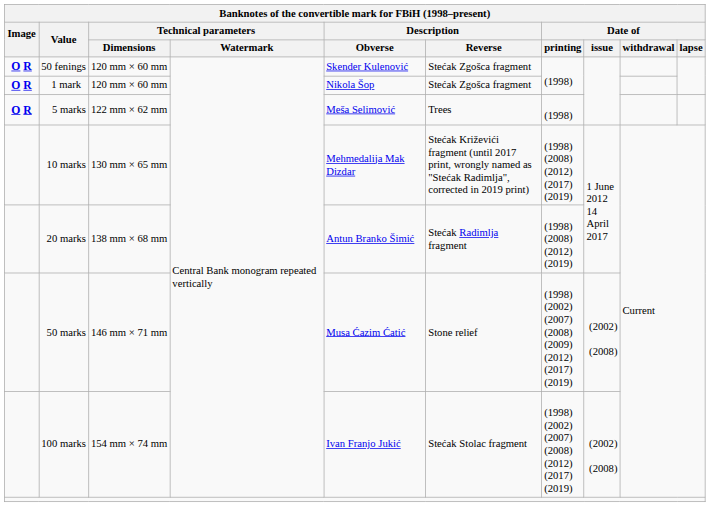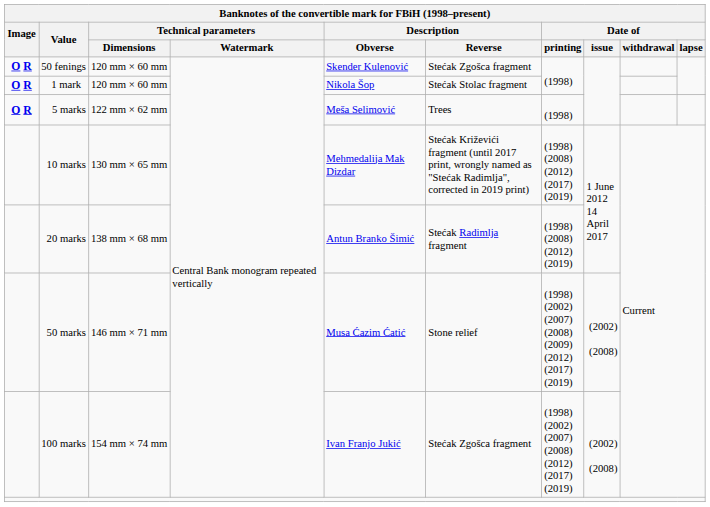(480, 85) Stećak Zgošca fragment -> (478, 85) Stećak Stolac fragment
(478, 444) Stećak Stolac fragment -> (480, 444) Stećak Zgošca fragment
